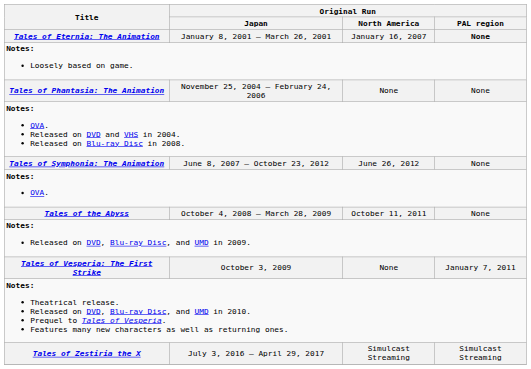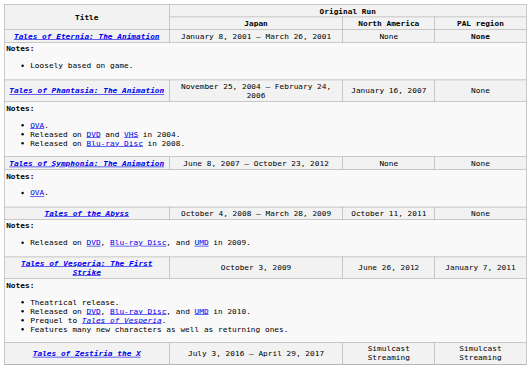(389, 36) January 16, 2007 -> (389, 36) None
(389, 91) None -> (389, 91) January 16, 2007
(389, 163) June 26, 2012 -> (389, 163) None
(389, 268) None -> (389, 268) June 26, 2012
